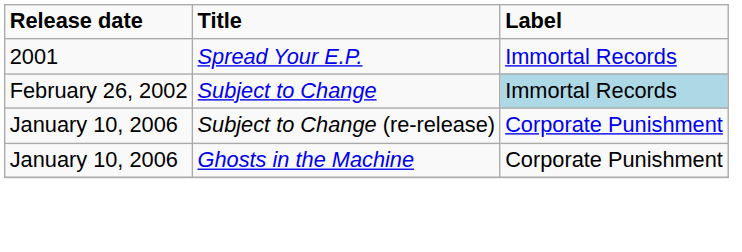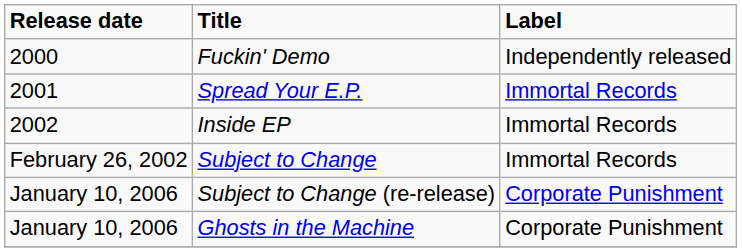+ row: (264, 56)
+ row: (244, 125)
(591, 90) lightblue background -> (591, 159) no background
